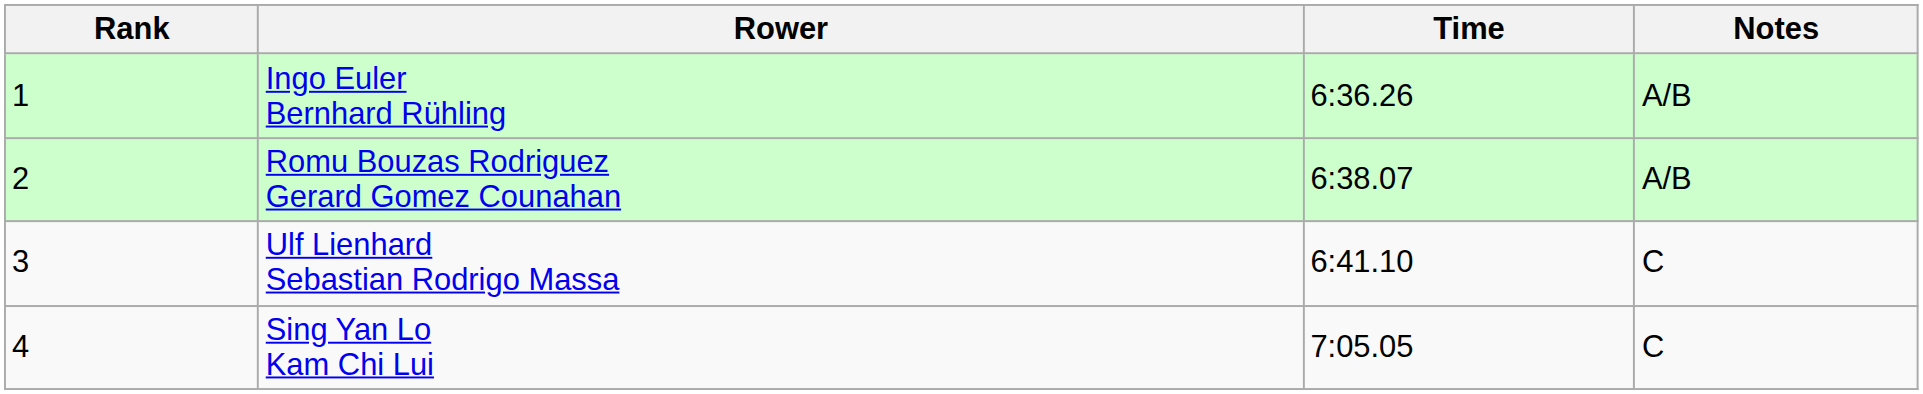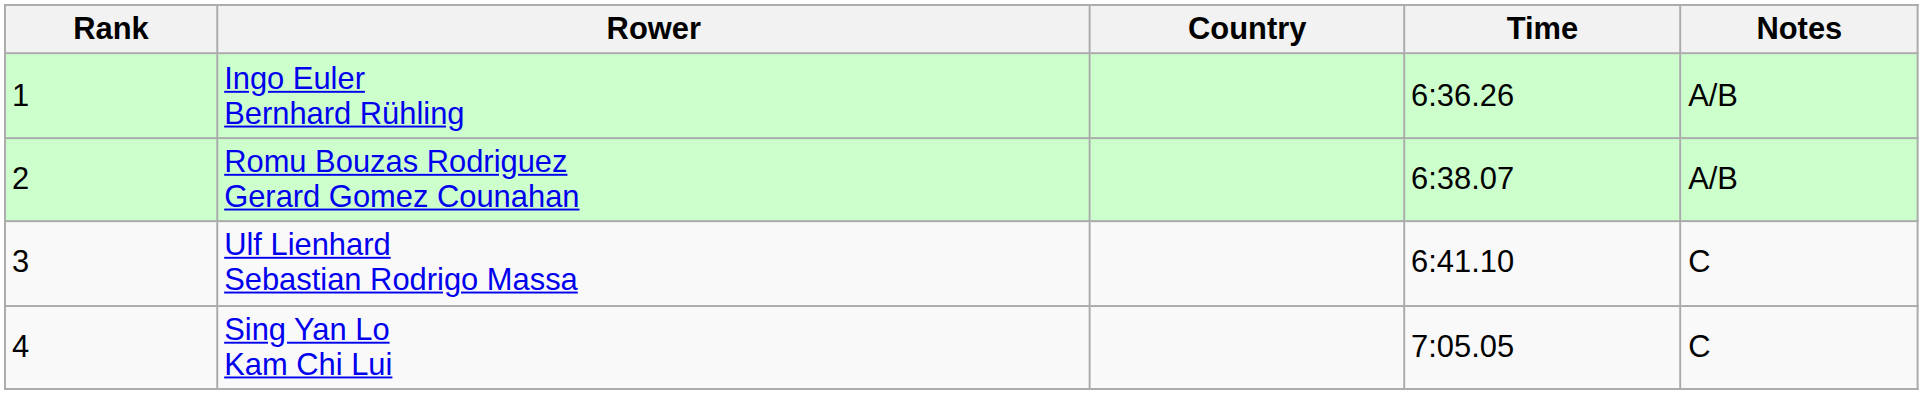+ column: (1247, 28)
